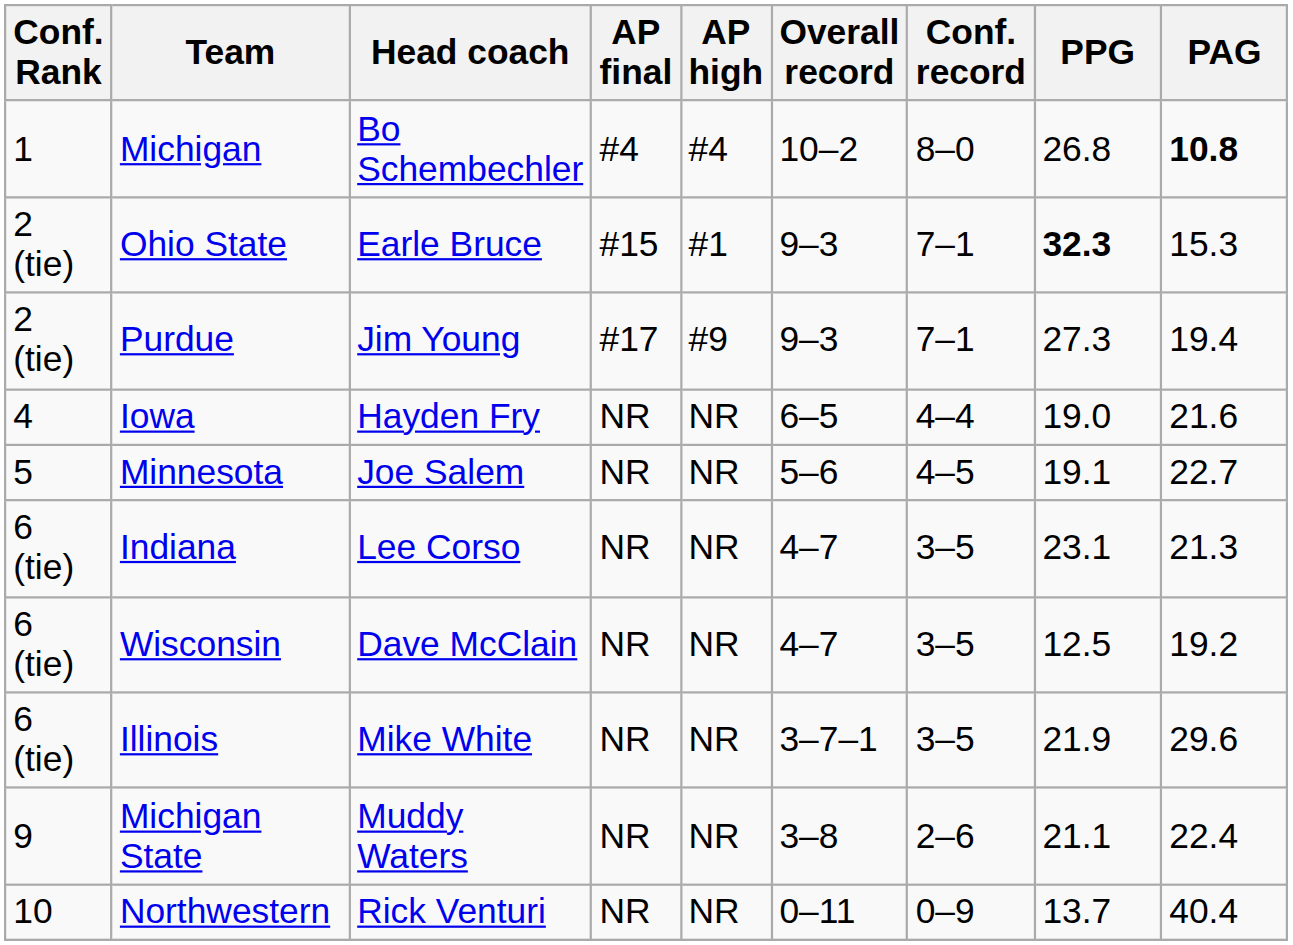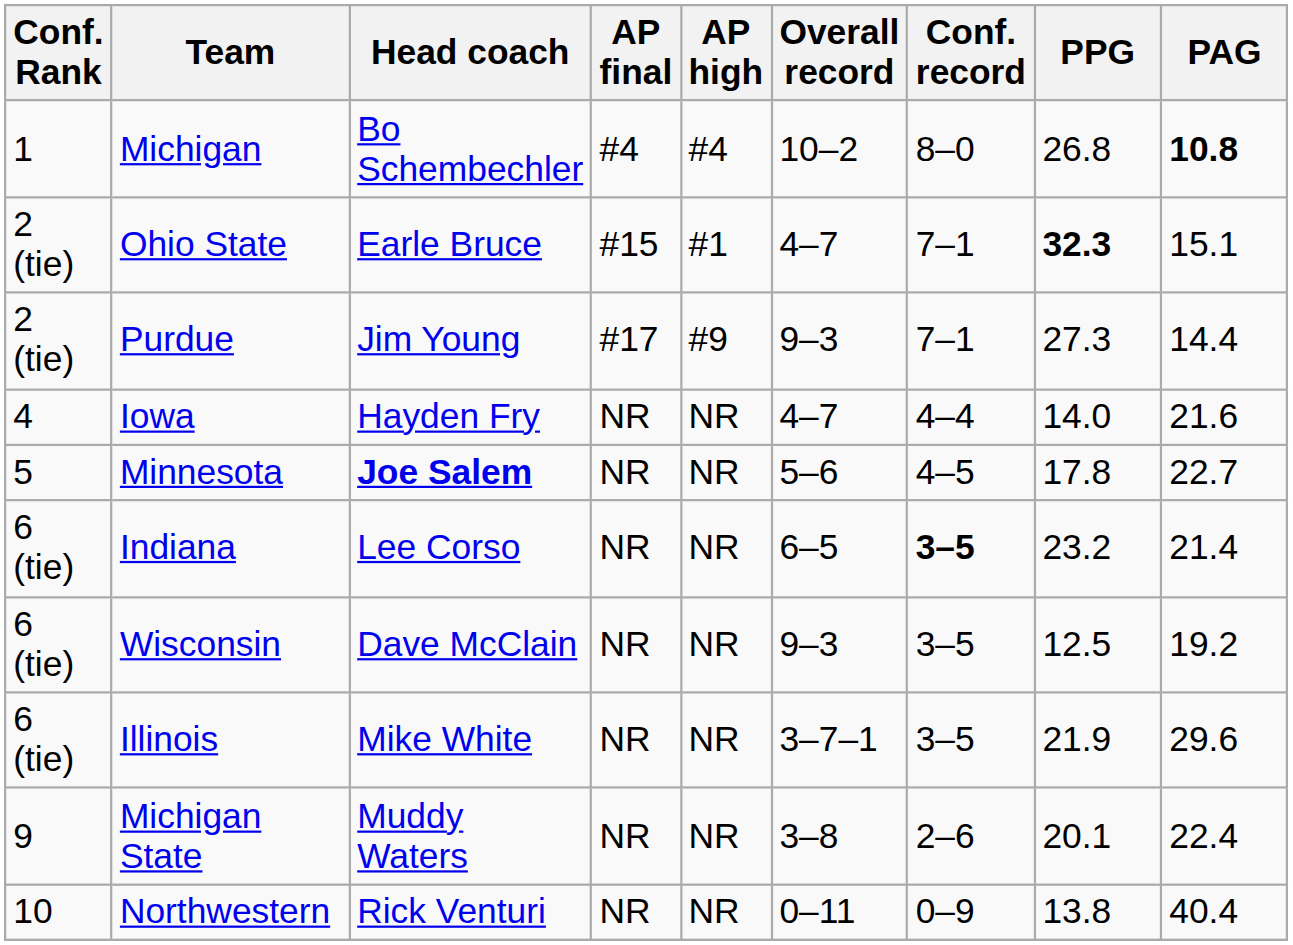(809, 244) 9–3 -> (809, 244) 4–7
(1204, 244) 15.3 -> (1204, 244) 15.1
(1204, 340) 19.4 -> (1204, 340) 14.4
(809, 415) 6–5 -> (809, 415) 4–7
(1077, 415) 19.0 -> (1077, 415) 14.0
(441, 472) normal -> (445, 472) bold
(1077, 472) 19.1 -> (1077, 472) 17.8
(809, 548) 4–7 -> (809, 548) 6–5
(945, 548) normal -> (945, 548) bold
(1077, 548) 23.1 -> (1077, 548) 23.2
(1204, 548) 21.3 -> (1204, 548) 21.4
(809, 643) 4–7 -> (809, 643) 9–3
(1077, 835) 21.1 -> (1077, 835) 20.1
(1077, 911) 13.7 -> (1077, 911) 13.8
